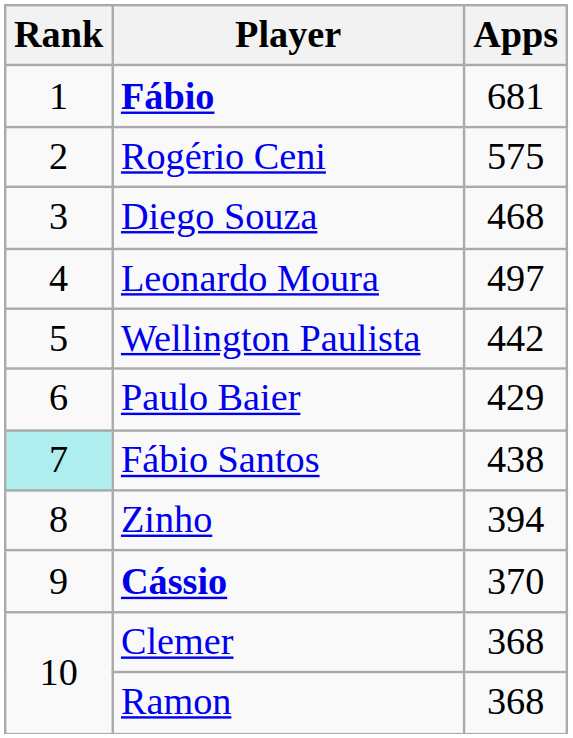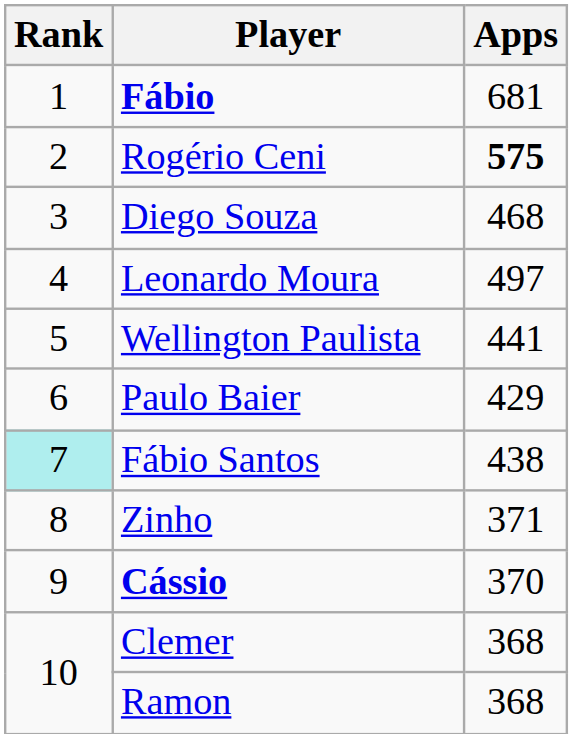(516, 156) normal -> (516, 156) bold
(516, 338) 442 -> (516, 338) 441
(516, 519) 394 -> (516, 519) 371
